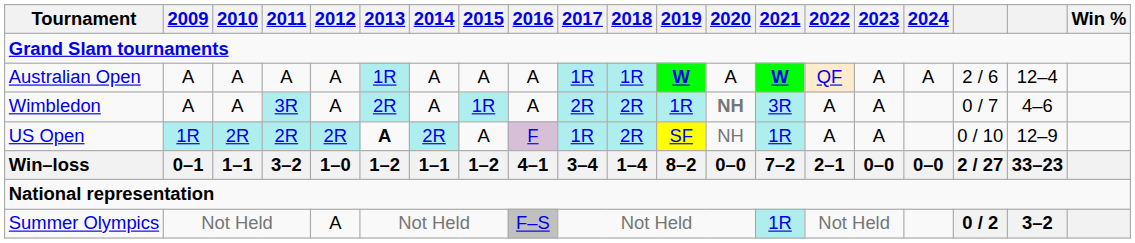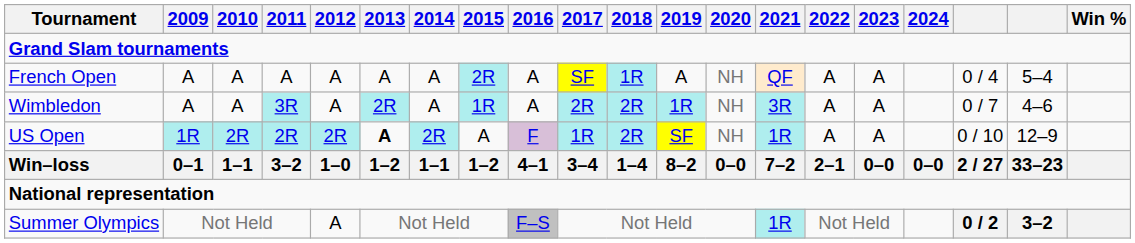- row: (75, 77)
+ row: (63, 77)
(731, 106) bold -> (731, 106) normal
